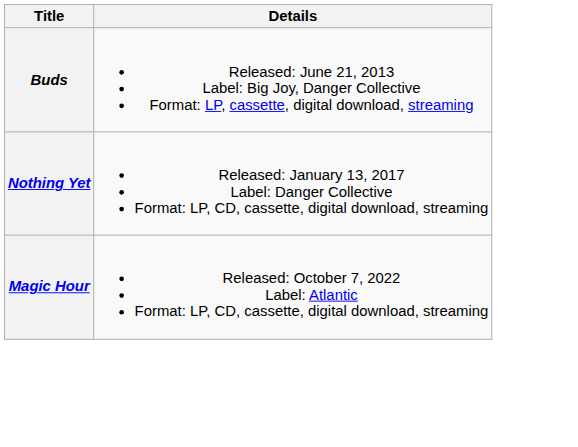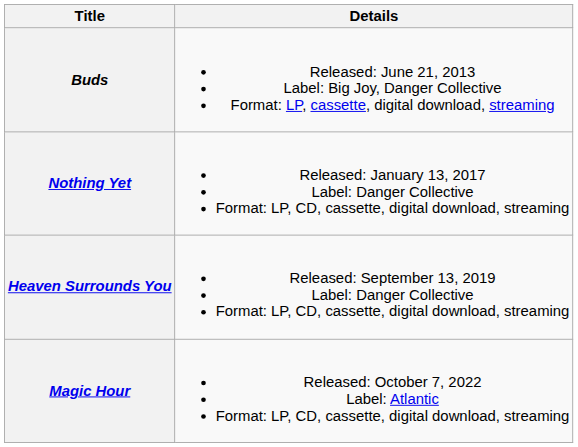+ row: (90, 287)
